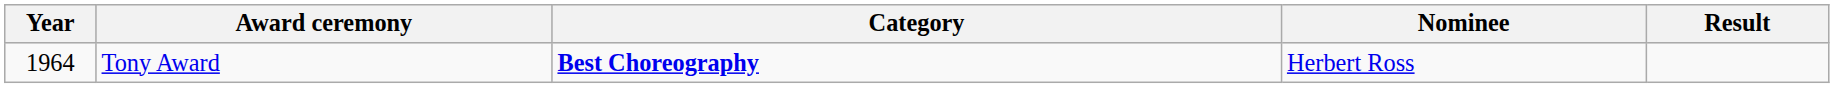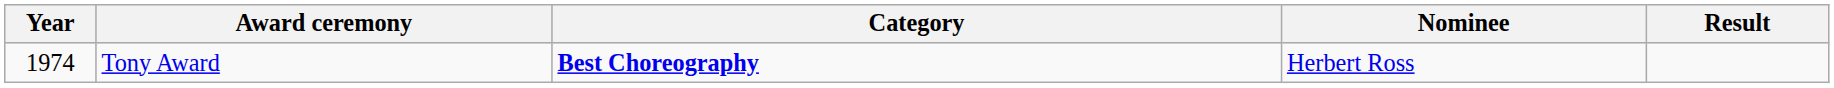(50, 62) 1964 -> (50, 62) 1974
